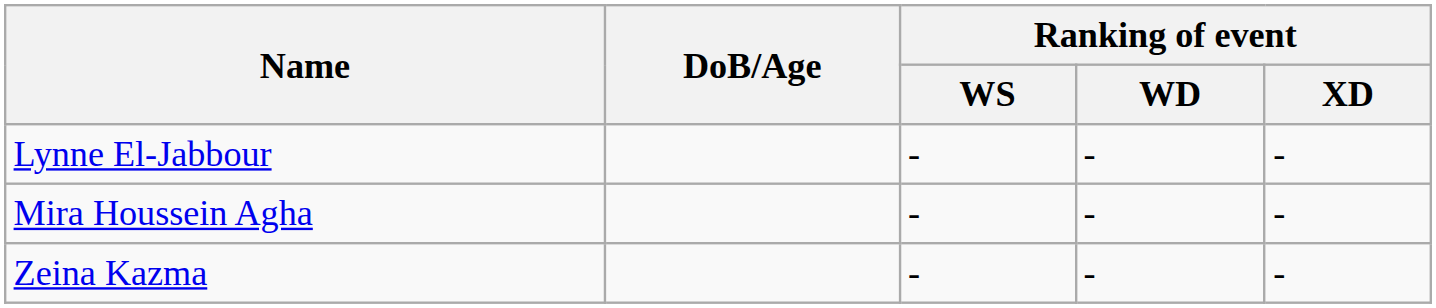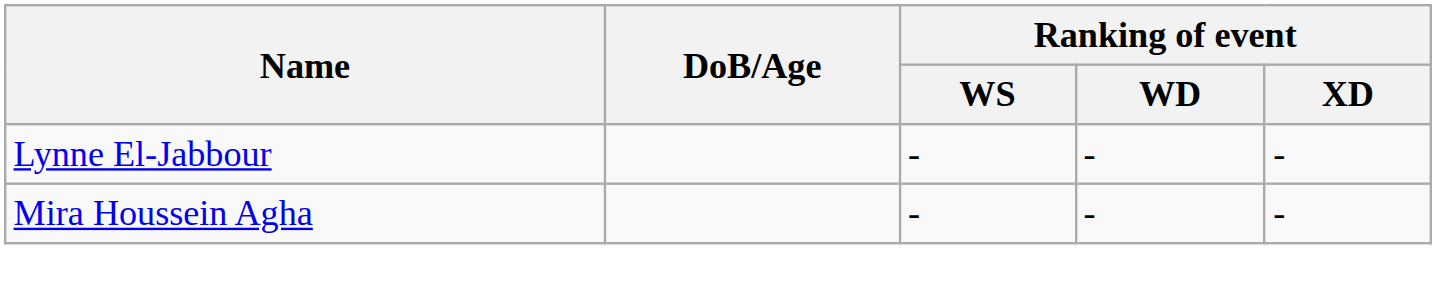- row: (110, 273)
